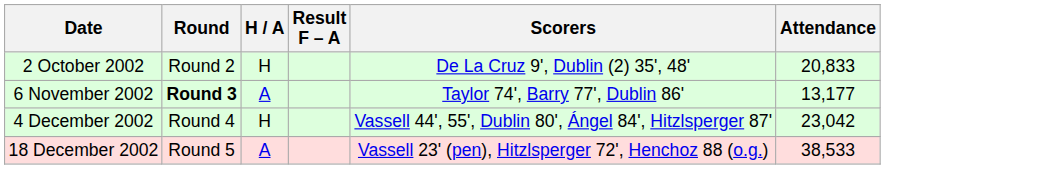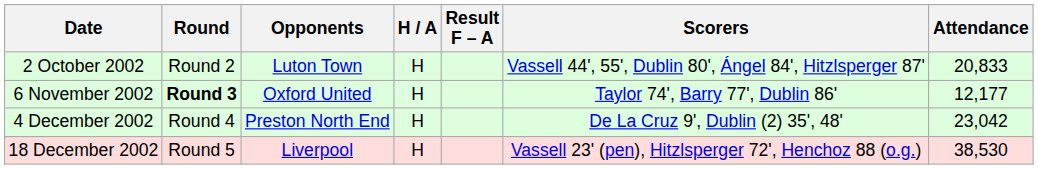+ column: (317, 28)
(563, 66) De La Cruz 9', Dublin (2) 35', 48' -> (716, 66) Vassell 44', 55', Dublin 80', Ángel 84', Hitzlsperger 87'
(265, 94) A -> (418, 94) H
(828, 94) 13,177 -> (981, 94) 12,177
(563, 121) Vassell 44', 55', Dublin 80', Ángel 84', Hitzlsperger 87' -> (716, 121) De La Cruz 9', Dublin (2) 35', 48'
(265, 149) A -> (418, 149) H
(828, 149) 38,533 -> (981, 149) 38,530
